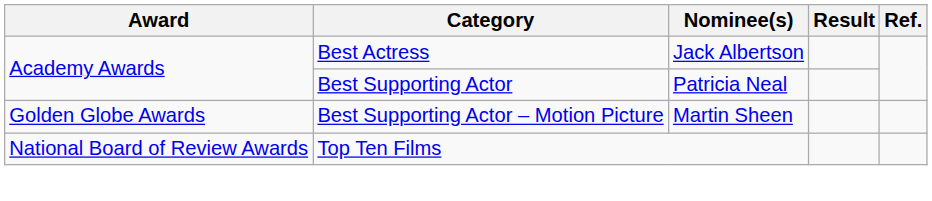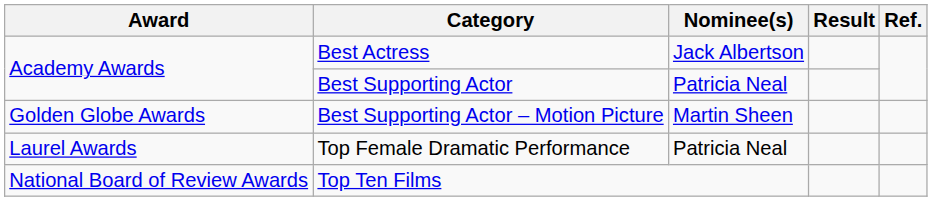+ row: (474, 148)
